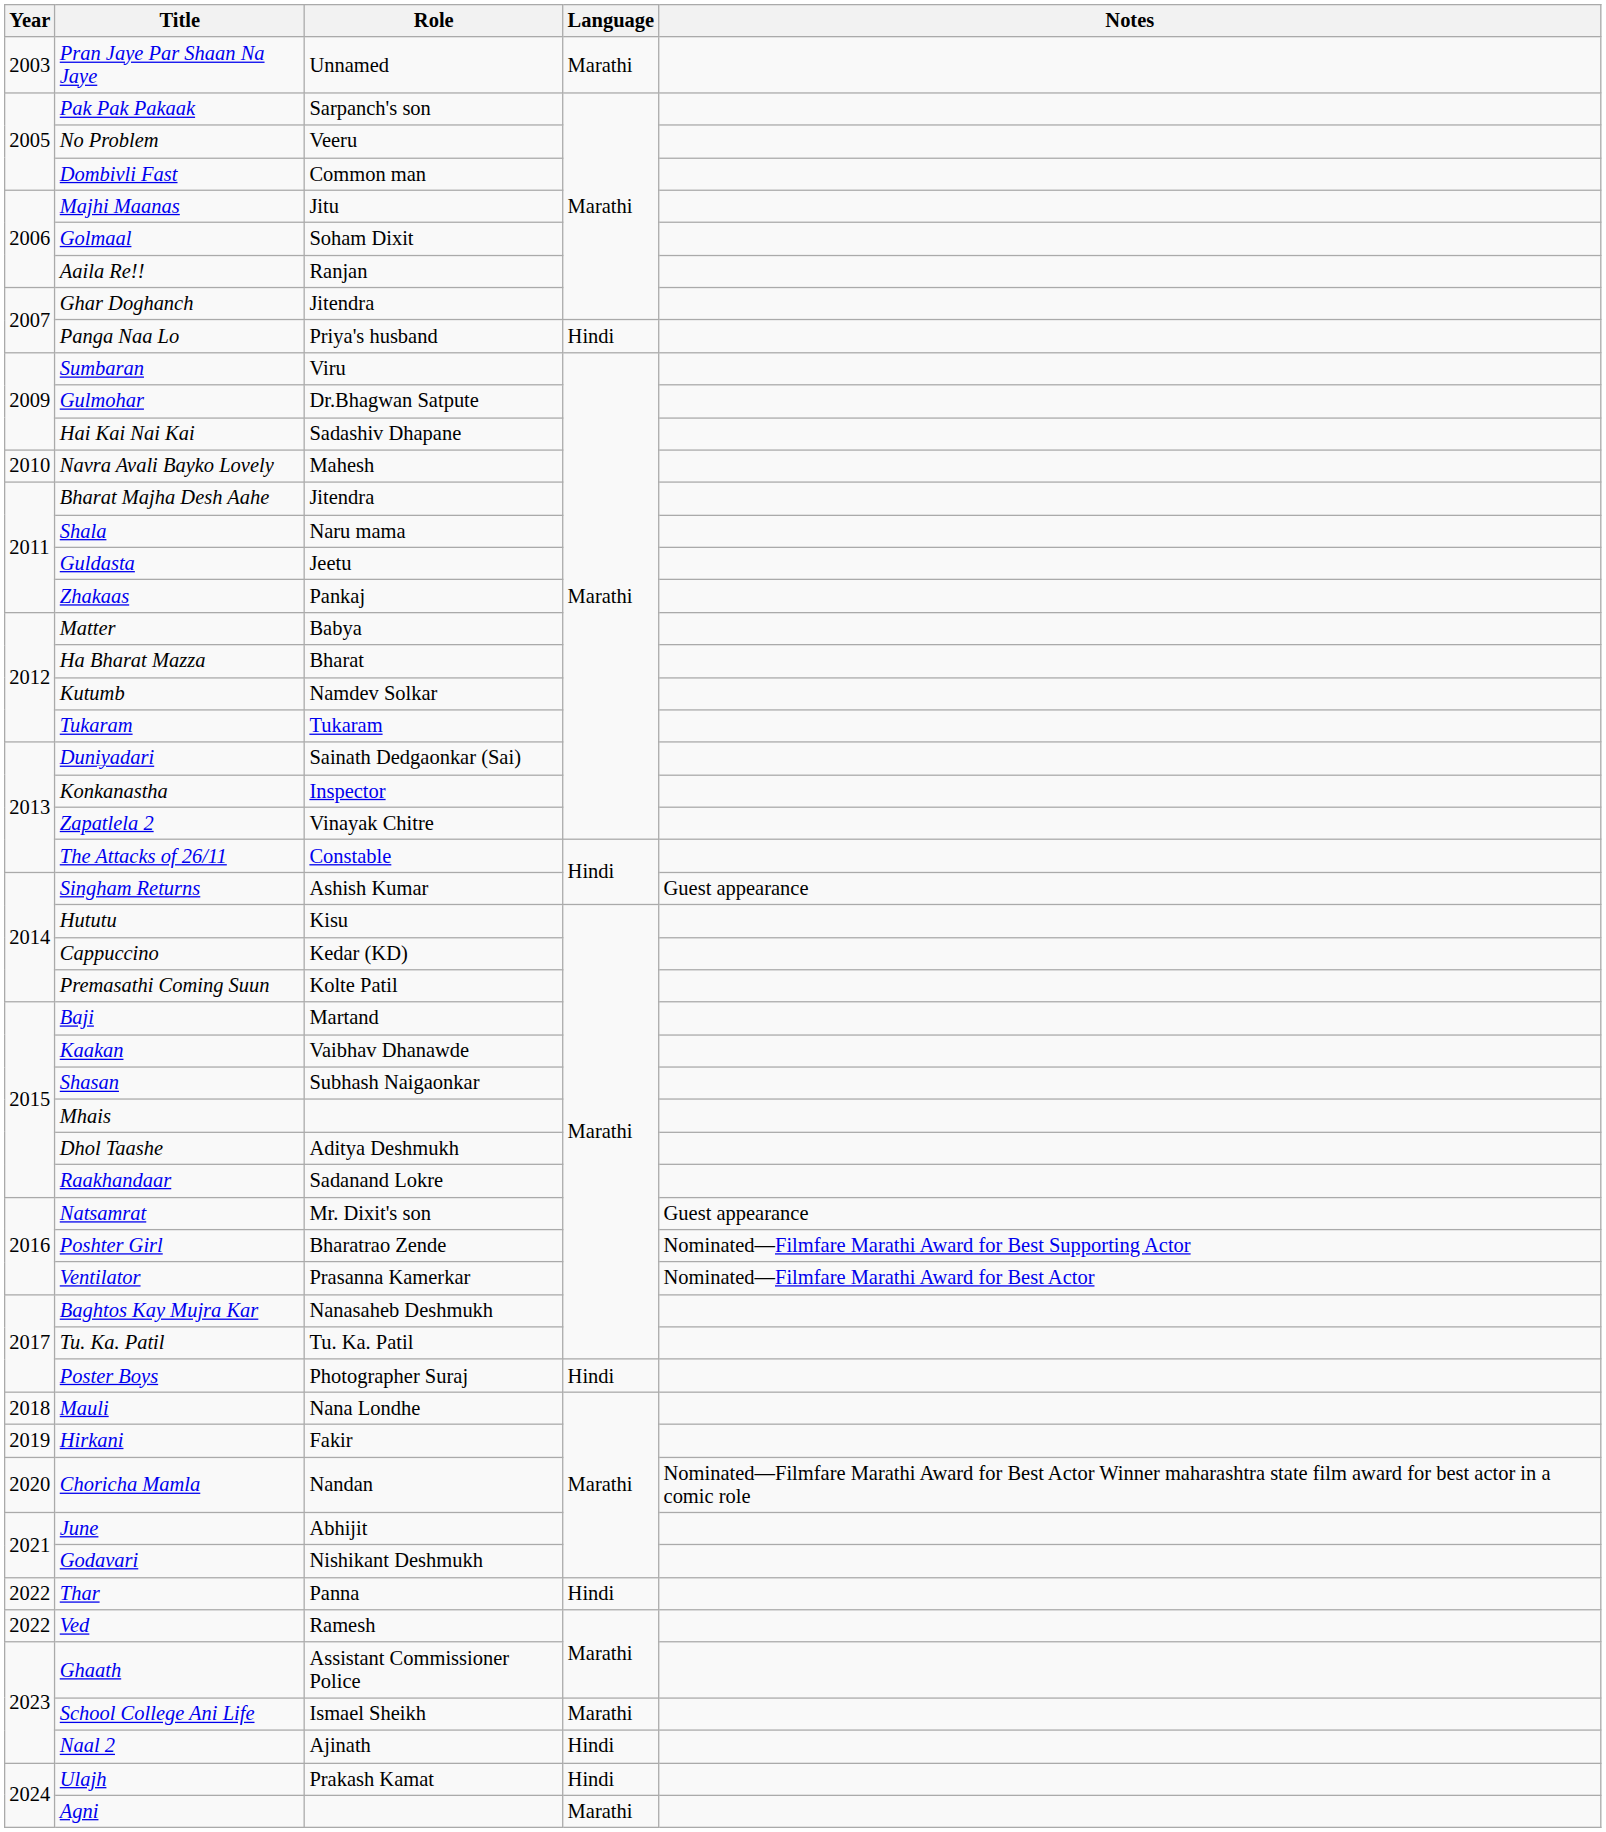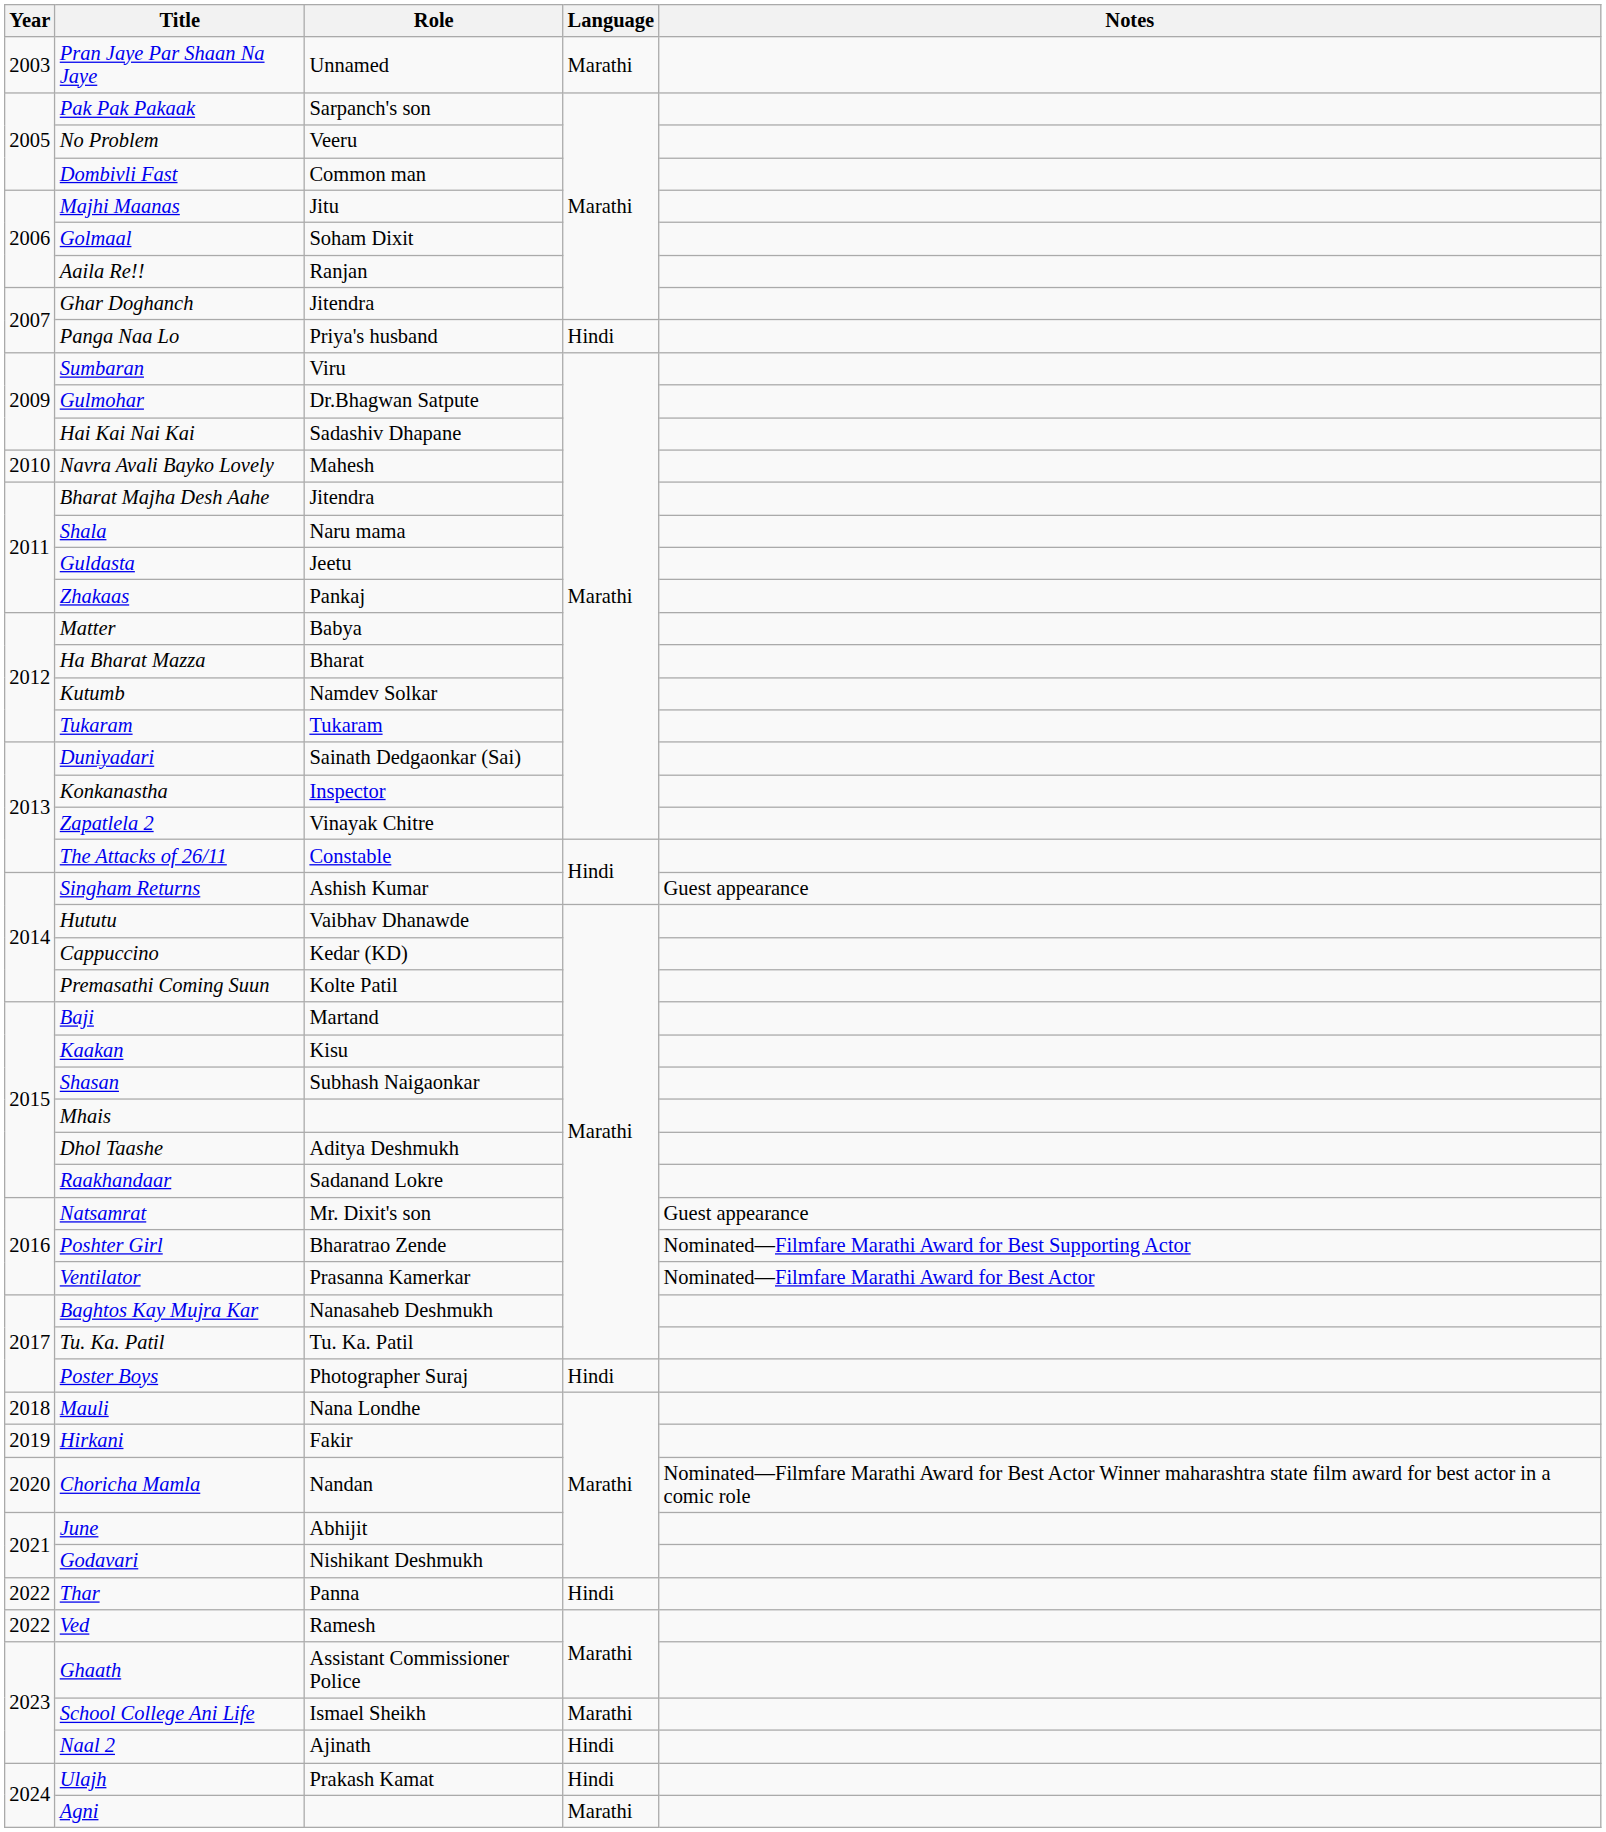(329, 920) Kisu -> (389, 920) Vaibhav Dhanawde
(389, 1050) Vaibhav Dhanawde -> (329, 1050) Kisu
